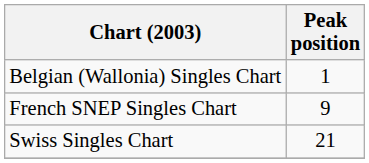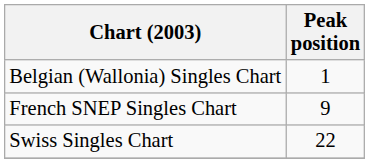(325, 141) 21 -> (325, 141) 22
